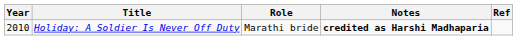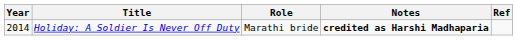(18, 28) 2010 -> (18, 28) 2014
